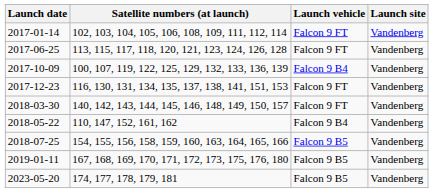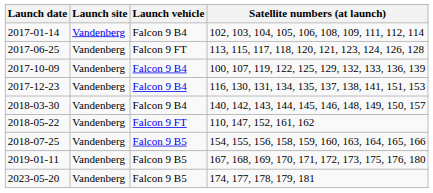columns swapped: (398, 13) <-> (180, 13)
(321, 31) Falcon 9 FT -> (160, 31) Falcon 9 B4
(321, 86) Falcon 9 FT -> (160, 86) Falcon 9 B4
(321, 105) Falcon 9 FT -> (160, 105) Falcon 9 B4
(321, 123) Falcon 9 B4 -> (160, 123) Falcon 9 FT
